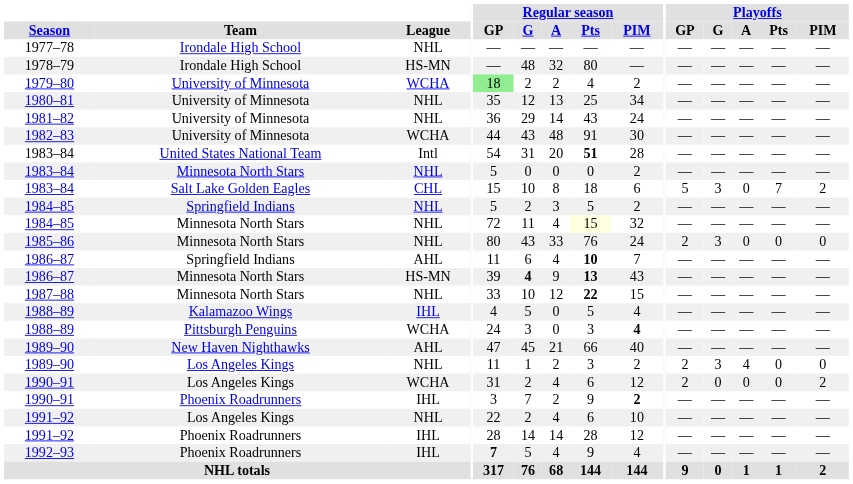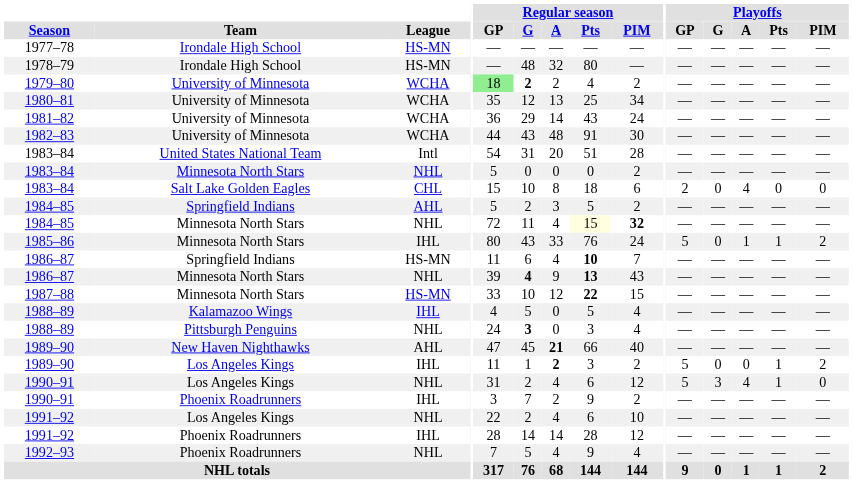(428, 48) NHL -> (428, 48) HS-MN
(528, 83) normal -> (528, 83) bold
(428, 100) NHL -> (428, 100) WCHA
(428, 118) NHL -> (428, 118) WCHA
(591, 153) bold -> (591, 153) normal
(685, 188) 5 -> (685, 188) 2
(718, 188) 3 -> (718, 188) 0
(746, 188) 0 -> (746, 188) 4
(779, 188) 7 -> (779, 188) 0
(823, 188) 2 -> (823, 188) 0
(428, 206) NHL -> (428, 206) AHL
(637, 224) normal -> (637, 224) bold
(428, 241) NHL -> (428, 241) IHL
(685, 241) 2 -> (685, 241) 5
(718, 241) 3 -> (718, 241) 0
(746, 241) 0 -> (746, 241) 1
(779, 241) 0 -> (779, 241) 1
(823, 241) 0 -> (823, 241) 2
(428, 259) AHL -> (428, 259) HS-MN
(428, 276) HS-MN -> (428, 276) NHL
(428, 294) NHL -> (428, 294) HS-MN
(428, 329) WCHA -> (428, 329) NHL
(528, 329) normal -> (528, 329) bold
(637, 329) bold -> (637, 329) normal
(556, 347) normal -> (556, 347) bold
(428, 364) NHL -> (428, 364) IHL
(556, 364) normal -> (556, 364) bold
(685, 364) 2 -> (685, 364) 5
(718, 364) 3 -> (718, 364) 0
(746, 364) 4 -> (746, 364) 0
(779, 364) 0 -> (779, 364) 1
(823, 364) 0 -> (823, 364) 2
(428, 382) WCHA -> (428, 382) NHL
(685, 382) 2 -> (685, 382) 5
(718, 382) 0 -> (718, 382) 3
(746, 382) 0 -> (746, 382) 4
(779, 382) 0 -> (779, 382) 1
(823, 382) 2 -> (823, 382) 0
(637, 400) bold -> (637, 400) normal
(428, 452) IHL -> (428, 452) NHL
(493, 452) bold -> (493, 452) normal
